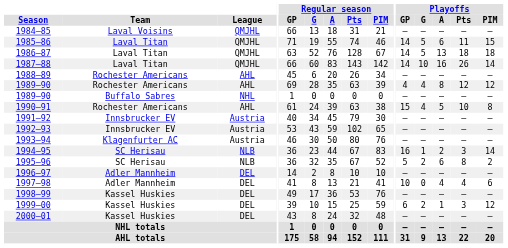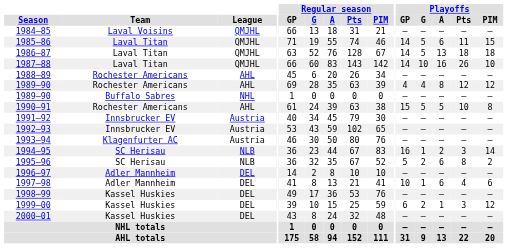(490, 64) 14 -> (490, 64) 10
(423, 107) 4 -> (423, 107) 5
(423, 184) 0 -> (423, 184) 1
(441, 184) 4 -> (441, 184) 6
